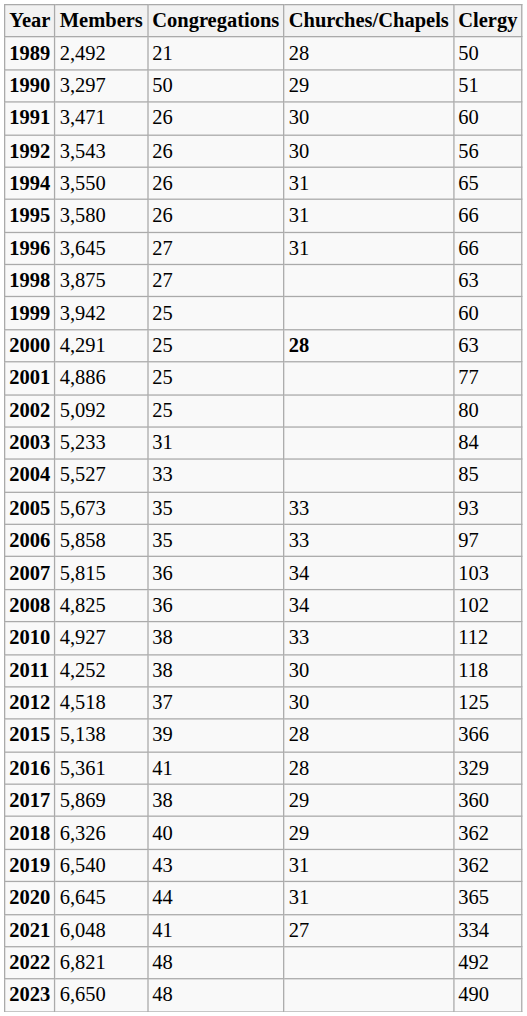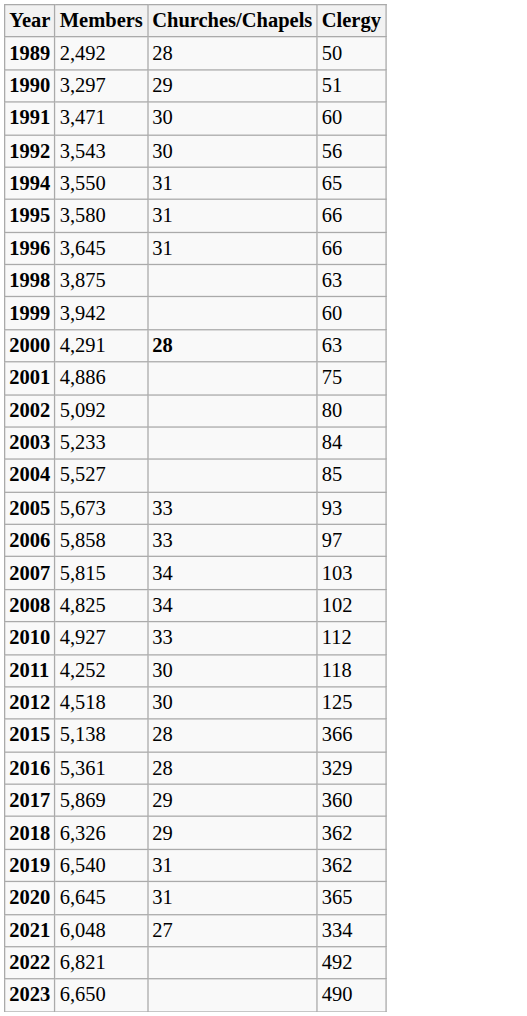- column: (216, 20)
(468, 378) 77 -> (332, 378) 75
